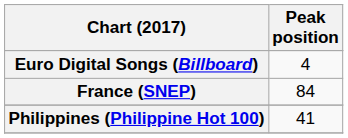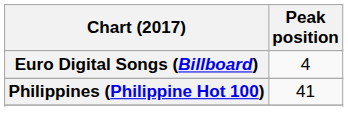- row: (136, 91)
